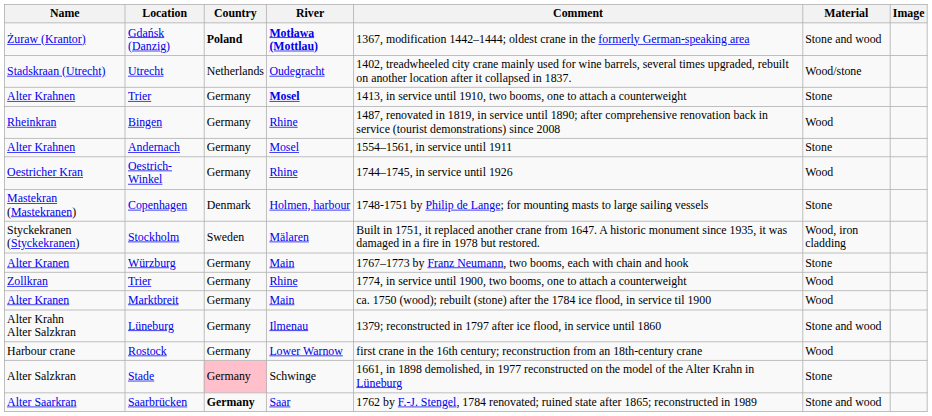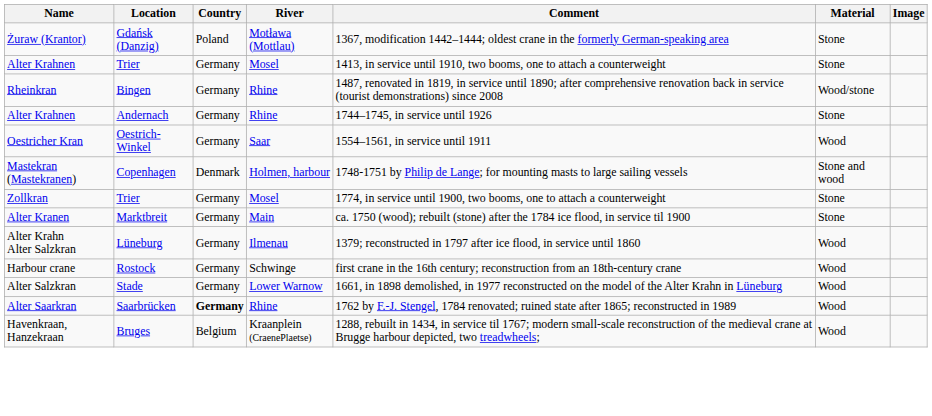(224, 39) bold -> (212, 39) normal
(294, 39) bold -> (272, 39) normal
(843, 39) Stone and wood -> (831, 39) Stone
- row: (56, 71)
(285, 96) bold -> (264, 64) normal
(819, 122) Wood -> (846, 90) Wood/stone
(284, 147) Mosel -> (263, 115) Rhine
(434, 147) 1554–1561, in service until 1911 -> (414, 115) 1744–1745, in service until 1926
(284, 173) Rhine -> (260, 141) Saar
(434, 173) 1744–1745, in service until 1926 -> (413, 141) 1554–1561, in service until 1911
(819, 205) Stone -> (841, 173) Stone and wood
- row: (43, 237)
- row: (38, 262)
(284, 281) Rhine -> (264, 198) Mosel
(819, 281) Wood -> (831, 198) Stone
(819, 300) Wood -> (831, 217) Stone
(843, 325) Stone and wood -> (832, 242) Wood
(306, 351) Lower Warnow -> (272, 268) Schwinge
(229, 376) pink background -> (218, 287) no background
(293, 376) Schwinge -> (286, 287) Lower Warnow
(819, 376) Stone -> (832, 287) Wood
(280, 402) Saar -> (263, 305) Rhine
(843, 402) Stone and wood -> (832, 305) Wood
+ row: (37, 331)
